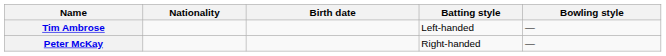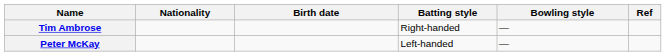+ column: (645, 12)
(448, 28) Left-handed -> (430, 28) Right-handed
(451, 44) Right-handed -> (427, 44) Left-handed
